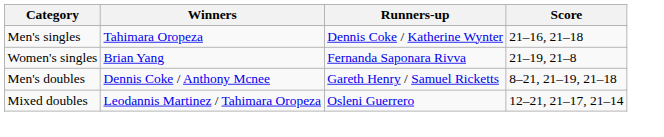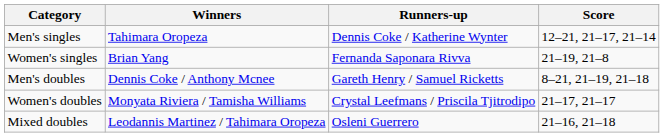(546, 36) 21–16, 21–18 -> (599, 36) 12–21, 21–17, 21–14
+ row: (55, 100)
(566, 100) 12–21, 21–17, 21–14 -> (578, 121) 21–16, 21–18
